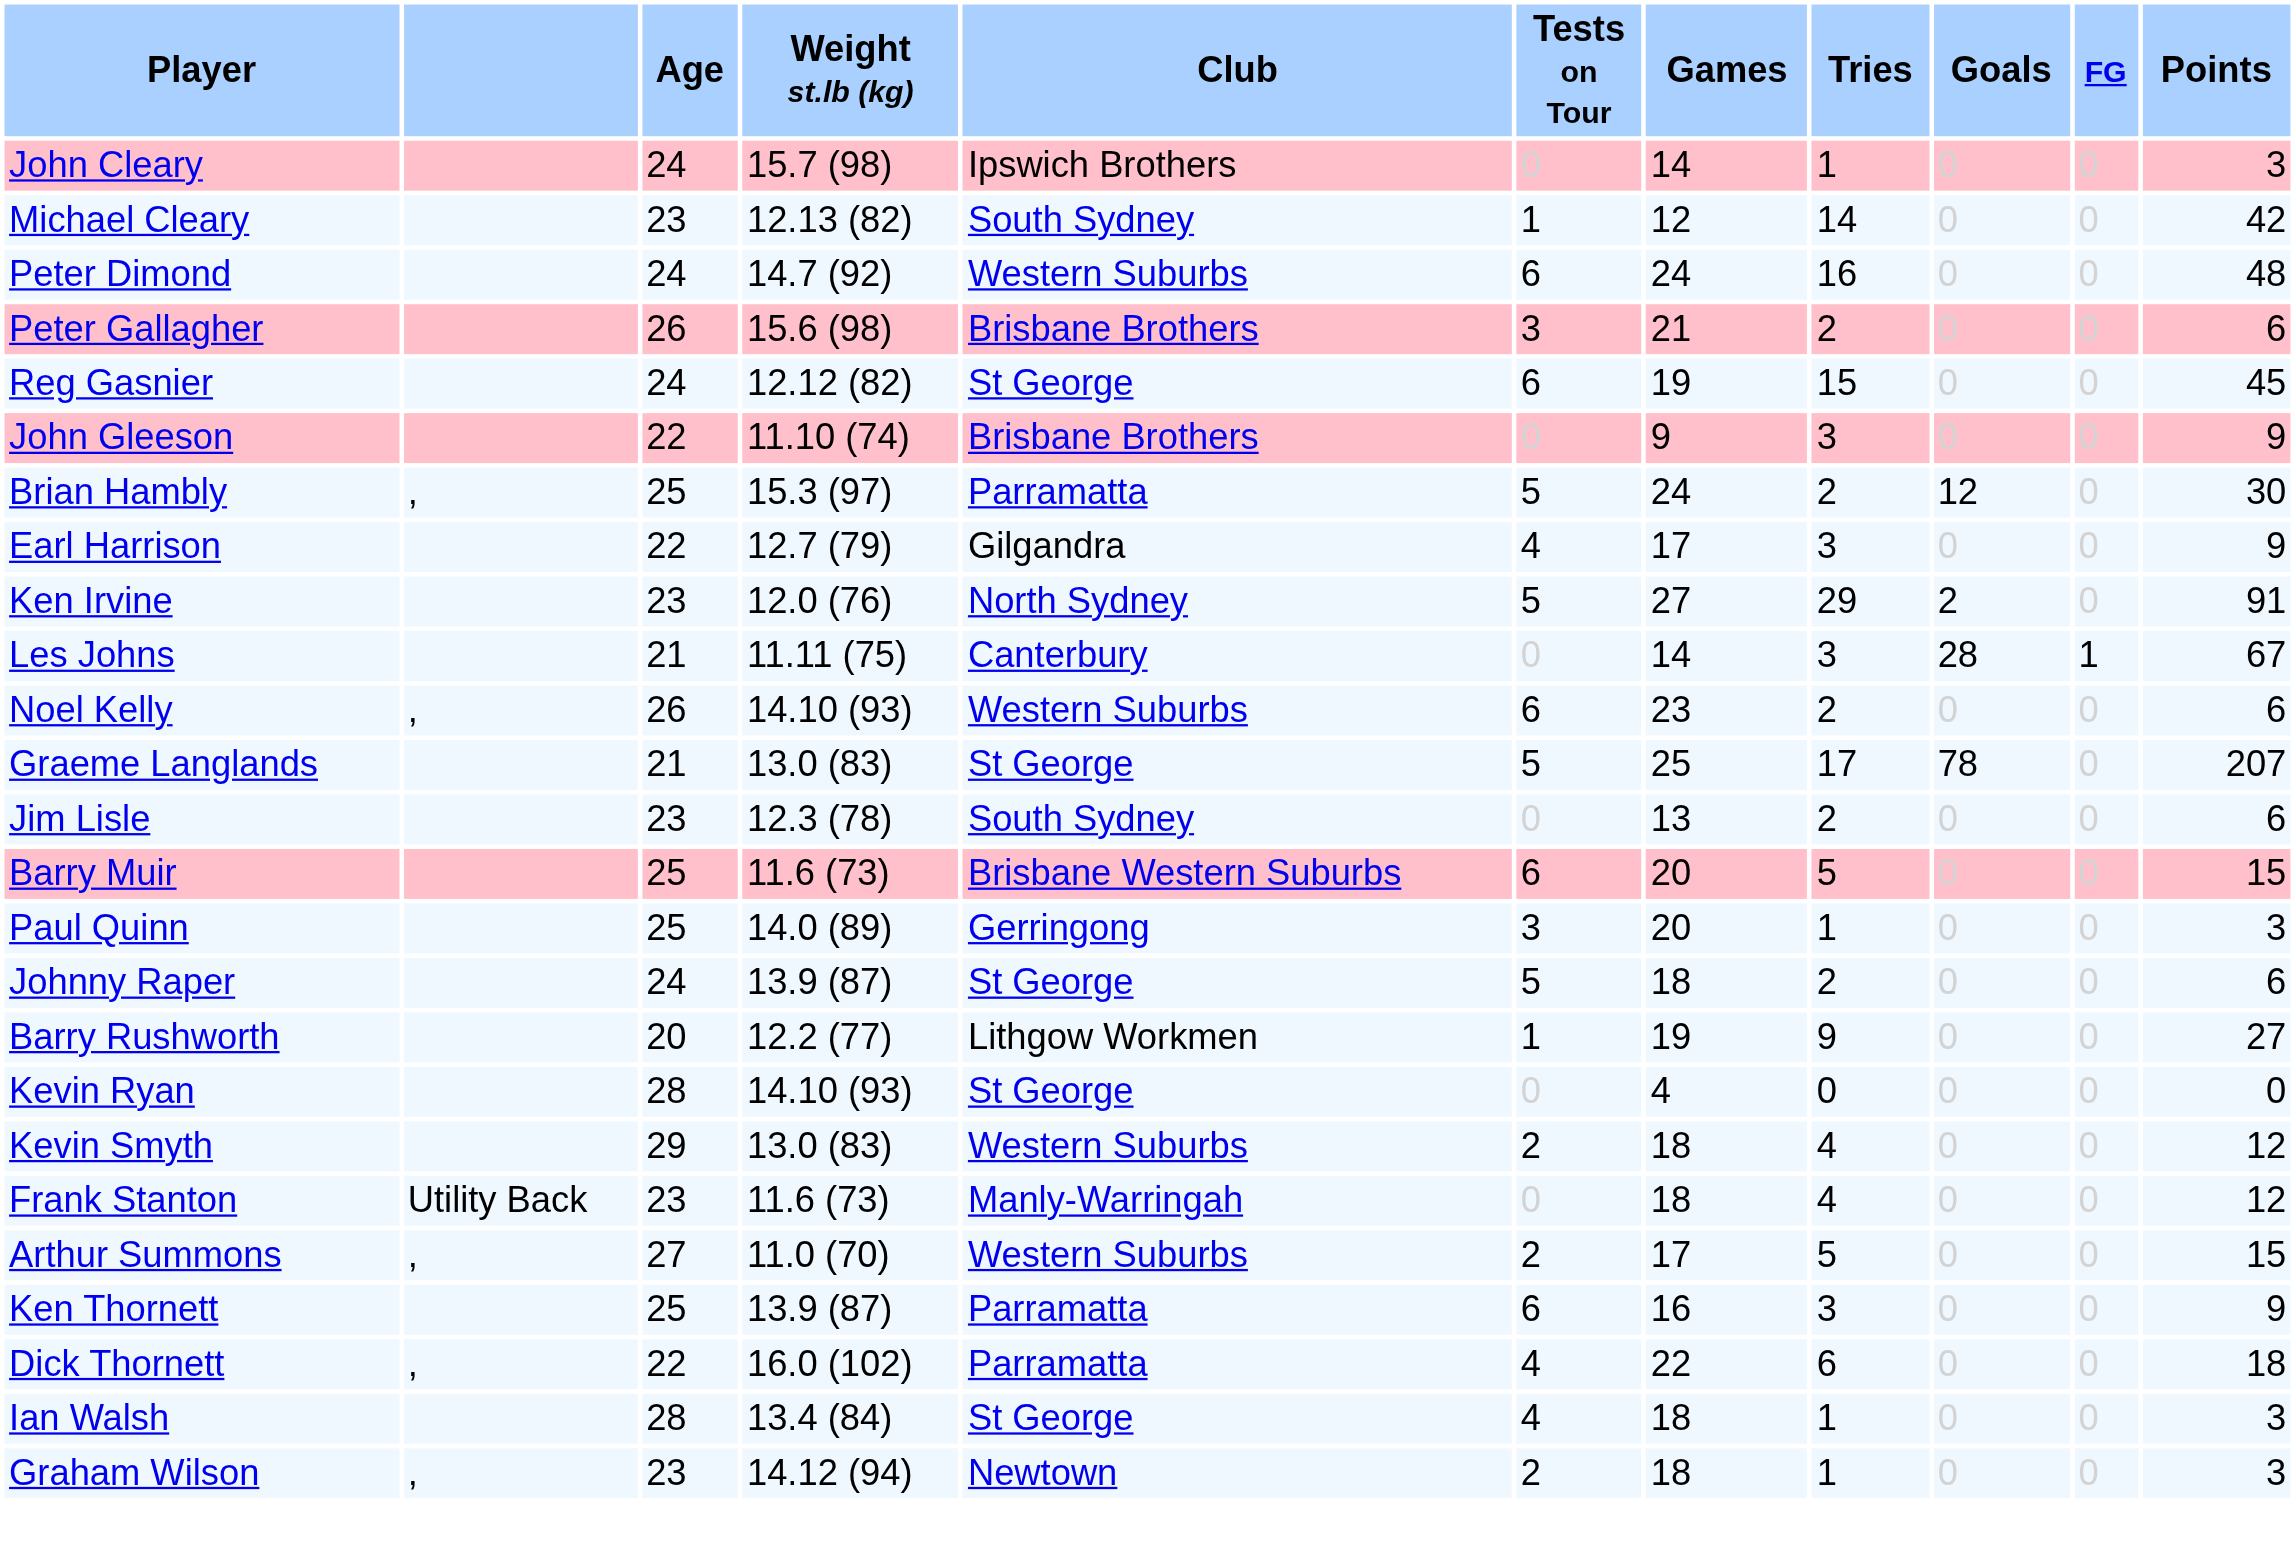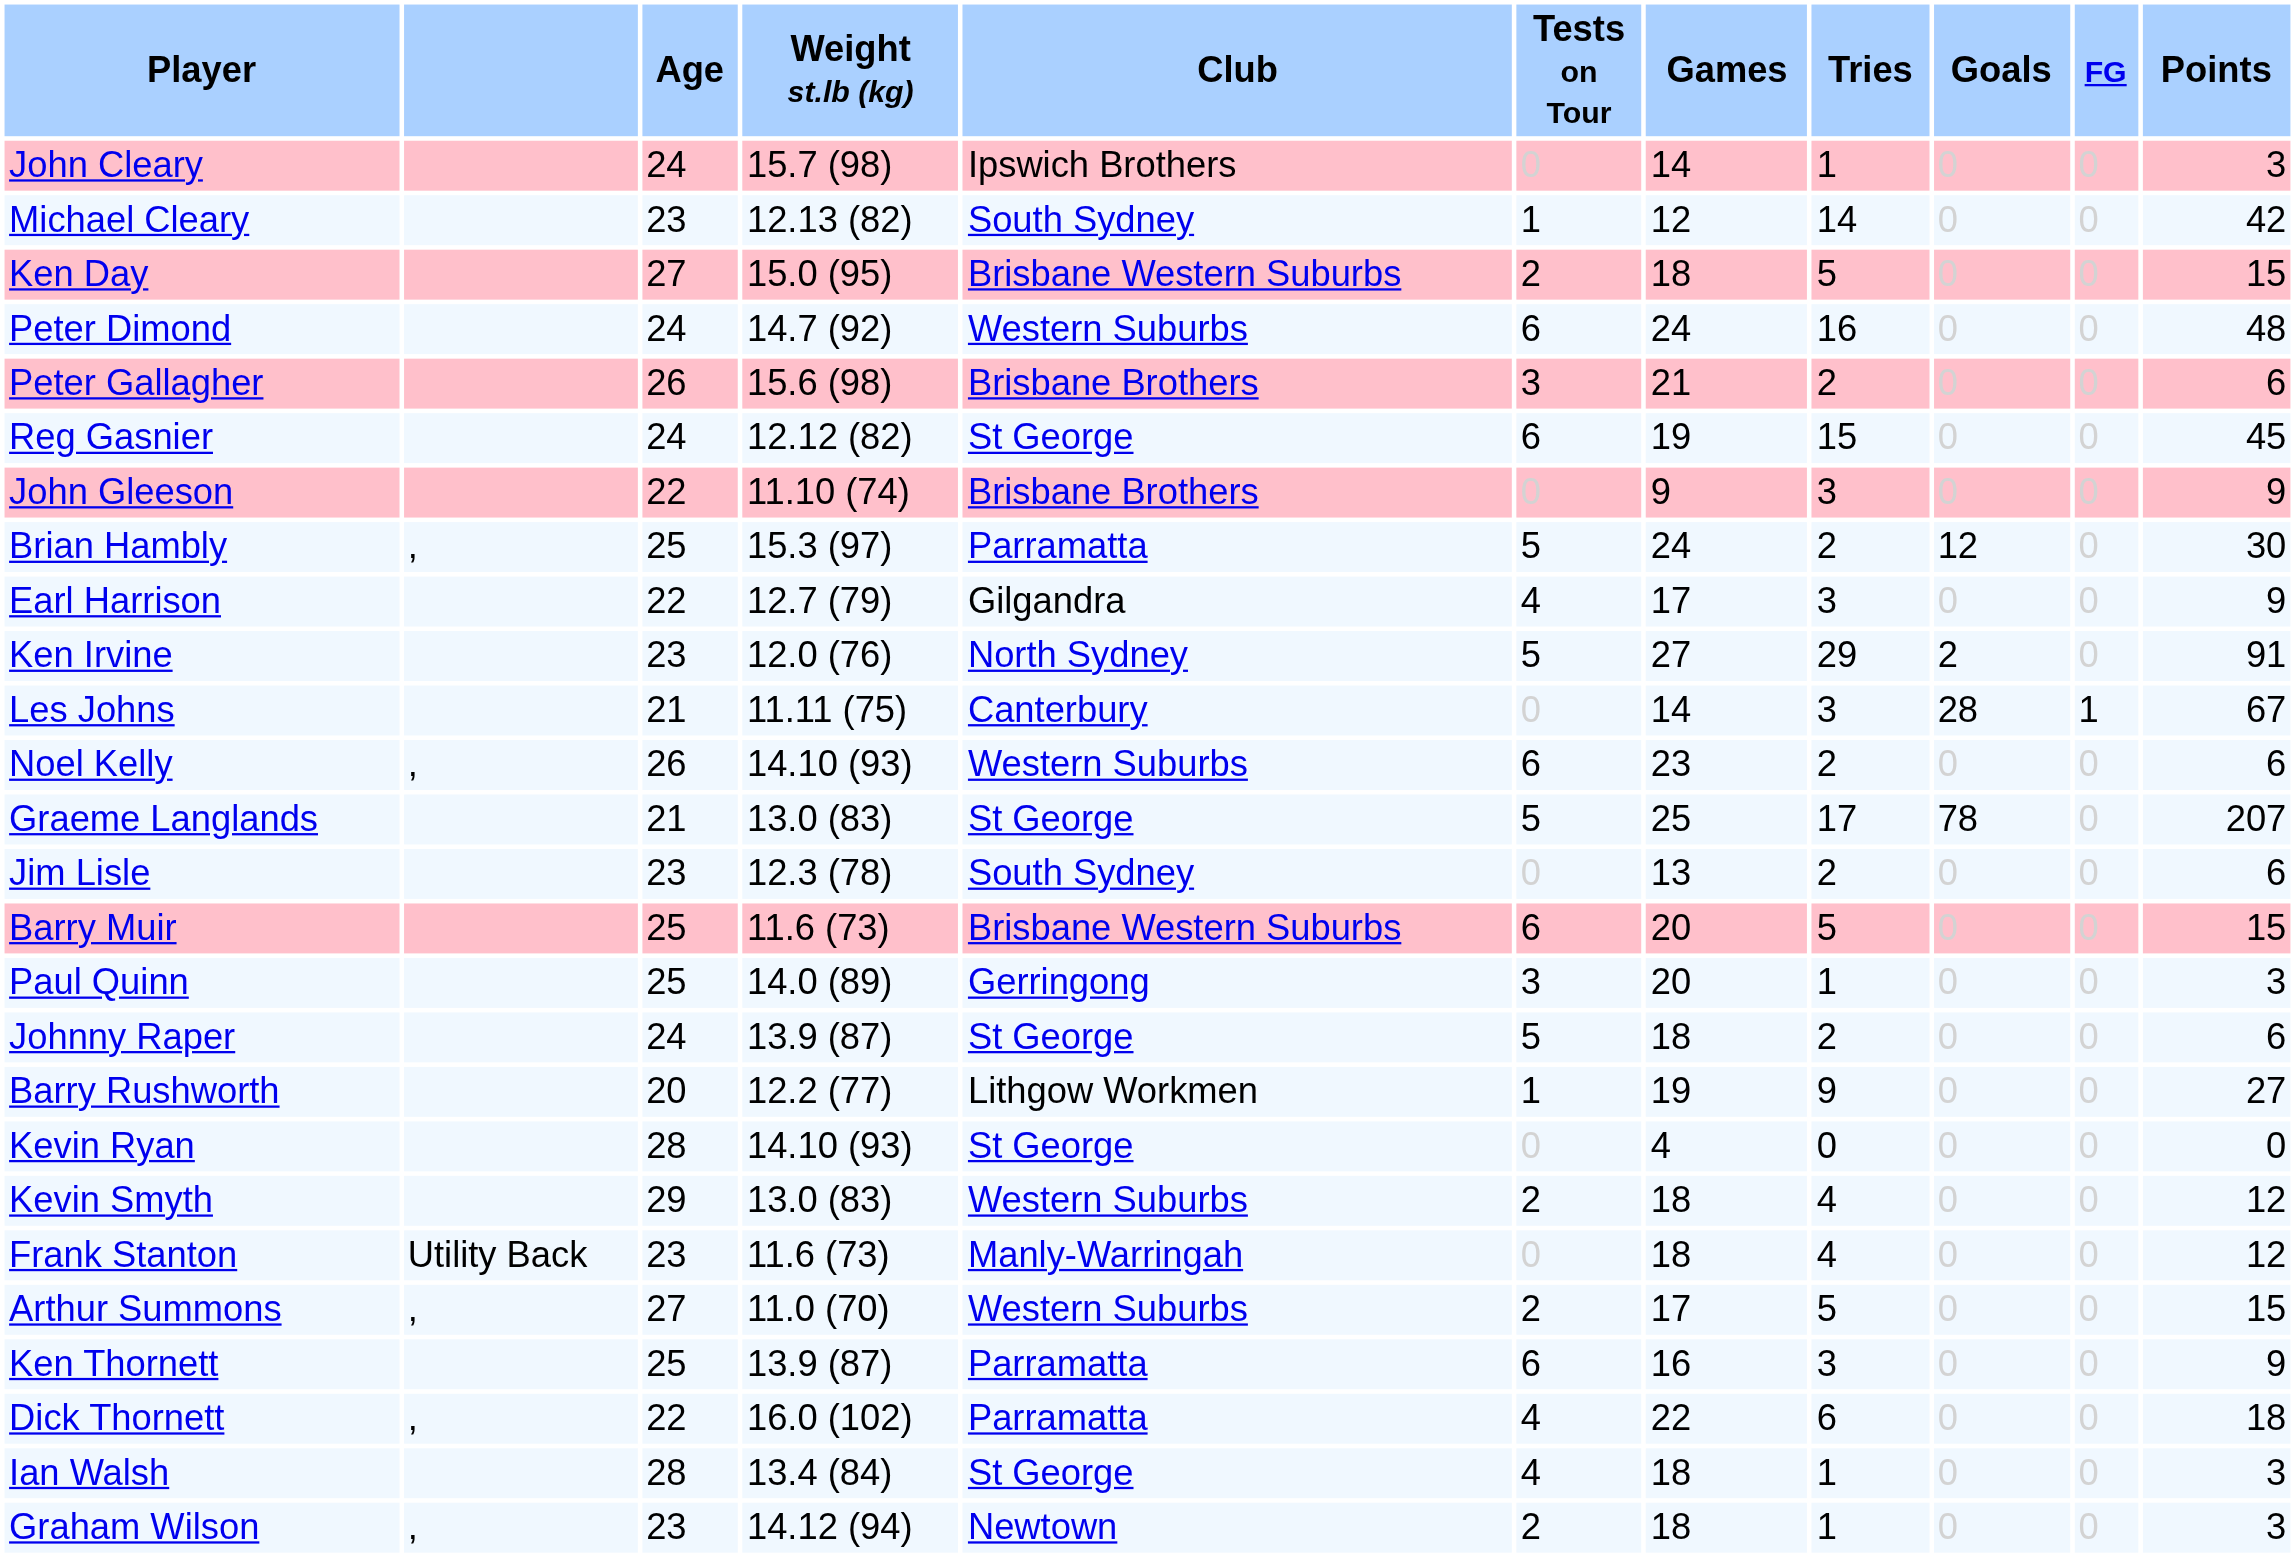+ row: (79, 274)
